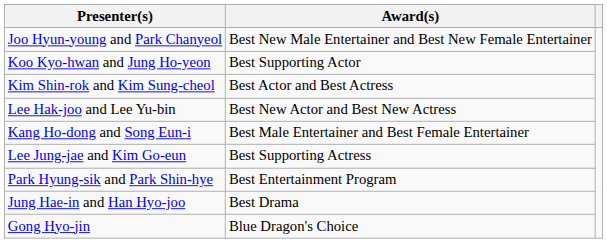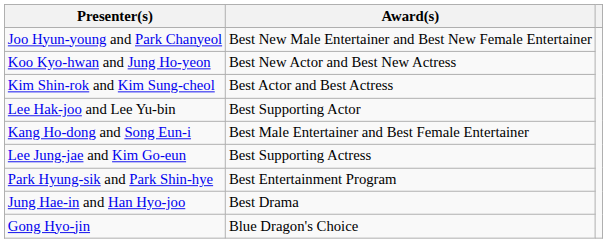(295, 62) Best Supporting Actor -> (343, 62) Best New Actor and Best New Actress
(343, 109) Best New Actor and Best New Actress -> (295, 109) Best Supporting Actor
